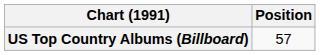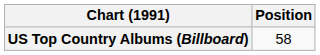(284, 38) 57 -> (284, 38) 58
